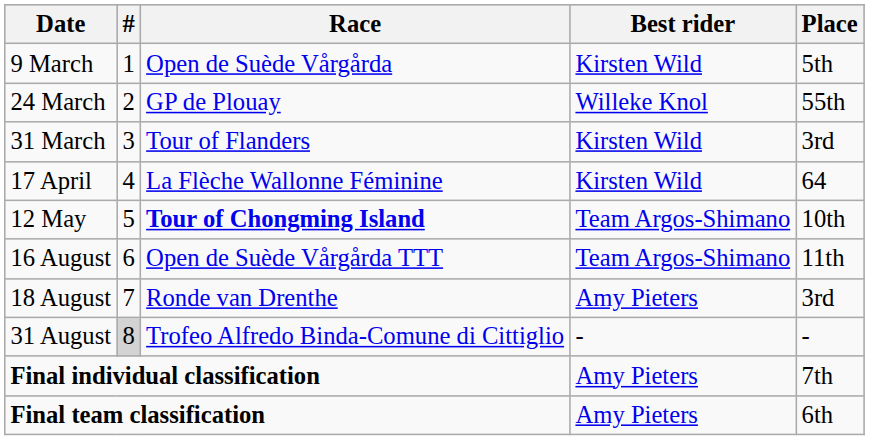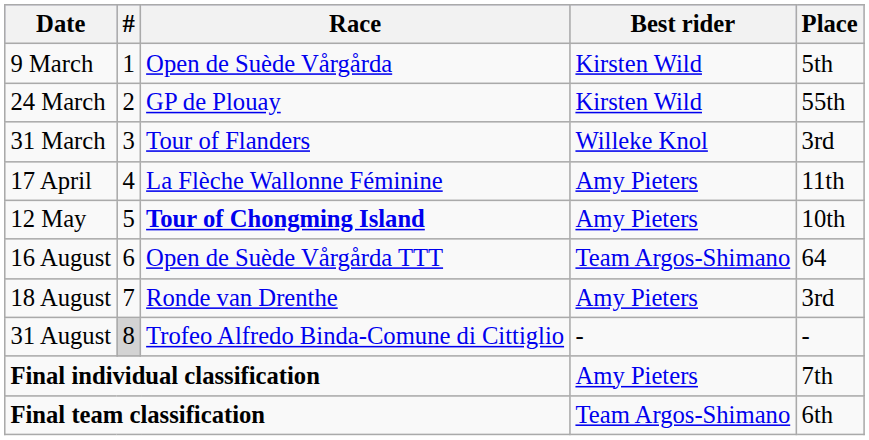(642, 102) Willeke Knol -> (639, 102) Kirsten Wild
(639, 141) Kirsten Wild -> (642, 141) Willeke Knol
(639, 180) Kirsten Wild -> (637, 180) Amy Pieters
(814, 180) 64 -> (823, 180) 11th
(683, 219) Team Argos-Shimano -> (637, 219) Amy Pieters
(823, 258) 11th -> (814, 258) 64
(637, 414) Amy Pieters -> (683, 414) Team Argos-Shimano
